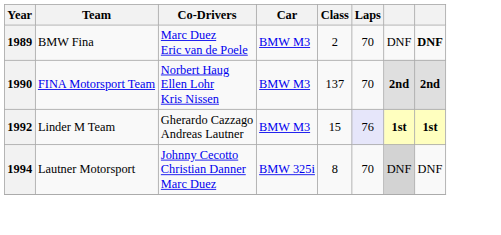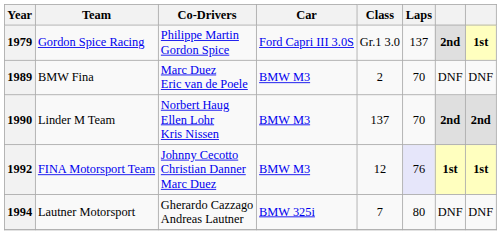+ row: (20, 42)
(430, 42) bold -> (481, 77) normal
(96, 85) FINA Motorsport Team -> (77, 120) Linder M Team
(77, 127) Linder M Team -> (96, 169) FINA Motorsport Team
(207, 127) Gherardo Cazzago Andreas Lautner -> (203, 169) Johnny Cecotto Christian Danner Marc Duez
(335, 127) 15 -> (380, 169) 12
(203, 169) Johnny Cecotto Christian Danner Marc Duez -> (207, 212) Gherardo Cazzago Andreas Lautner
(335, 169) 8 -> (380, 212) 7
(368, 169) 70 -> (419, 212) 80
(399, 169) lightgrey background -> (450, 212) no background
